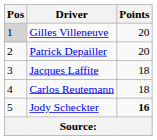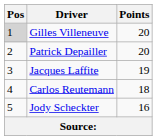(144, 70) 18 -> (144, 70) 19
(144, 108) bold -> (144, 108) normal
